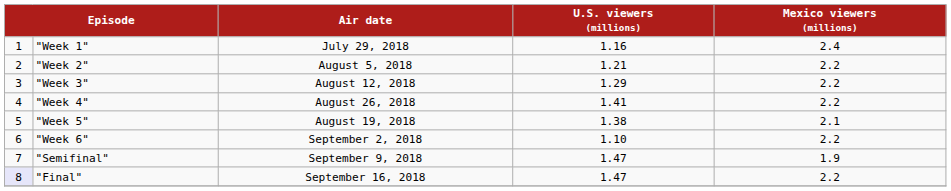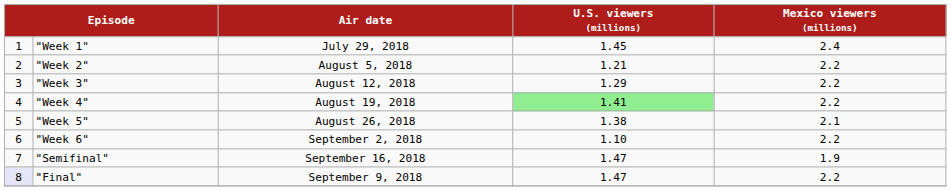(613, 45) 1.16 -> (613, 45) 1.45
(365, 101) August 26, 2018 -> (365, 101) August 19, 2018
(613, 101) no background -> (613, 101) lightgreen background
(365, 120) August 19, 2018 -> (365, 120) August 26, 2018
(365, 158) September 9, 2018 -> (365, 158) September 16, 2018
(365, 176) September 16, 2018 -> (365, 176) September 9, 2018
